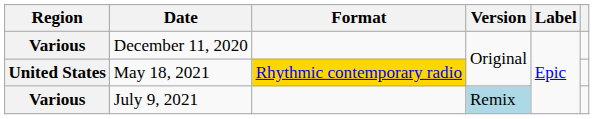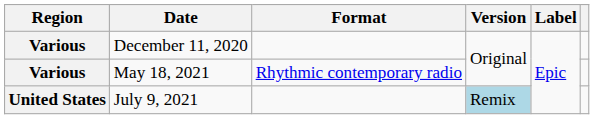(57, 72) United States -> (57, 72) Various
(359, 72) gold background -> (359, 72) no background
(57, 99) Various -> (57, 99) United States
